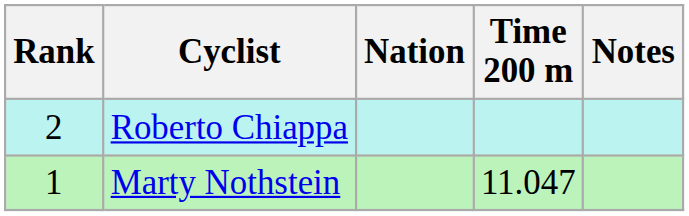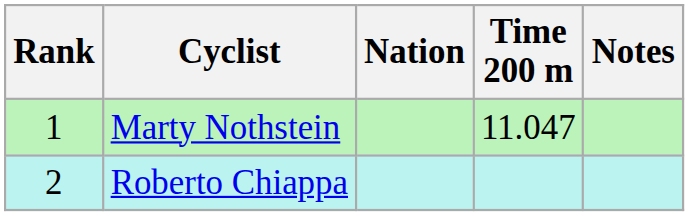rows swapped: (225, 182) <-> (229, 126)
